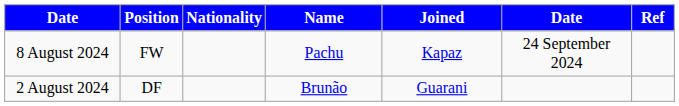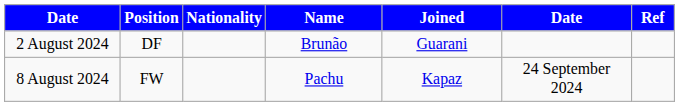rows swapped: (63, 88) <-> (63, 53)
